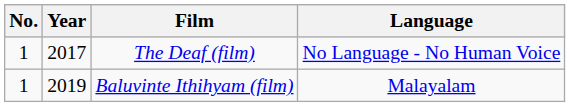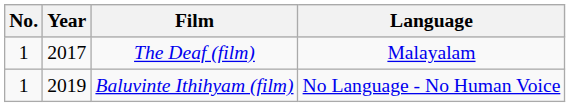(431, 53) No Language - No Human Voice -> (431, 53) Malayalam
(431, 85) Malayalam -> (431, 85) No Language - No Human Voice
